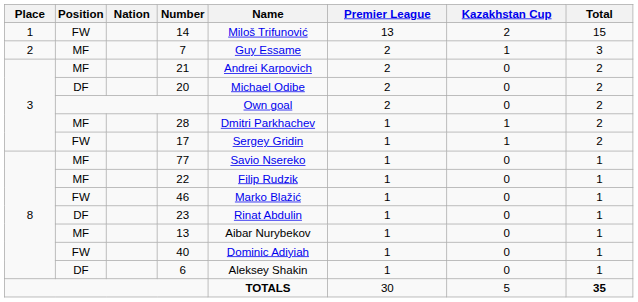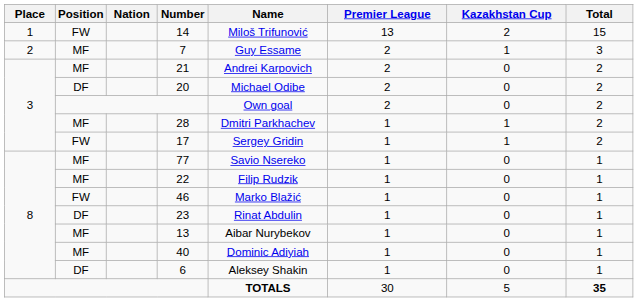(81, 251) FW -> (81, 251) MF
